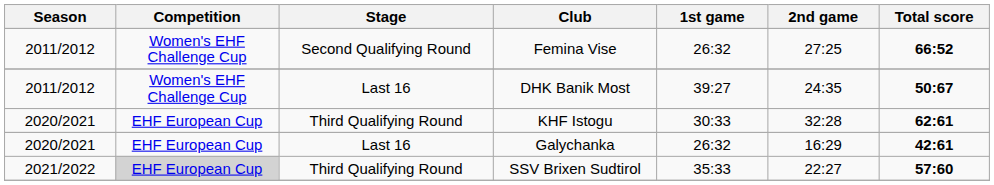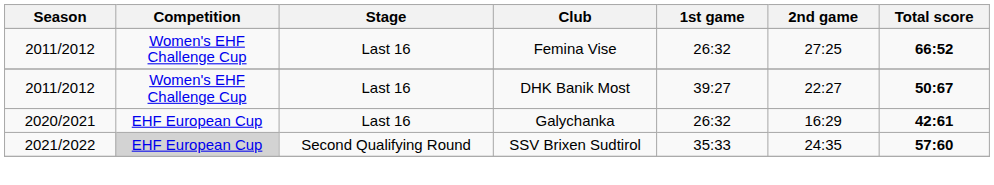(386, 49) Second Qualifying Round -> (386, 49) Last 16
(823, 89) 24:35 -> (823, 89) 22:27
- row: (575, 121)
(386, 168) Third Qualifying Round -> (386, 145) Second Qualifying Round
(823, 168) 22:27 -> (823, 145) 24:35
